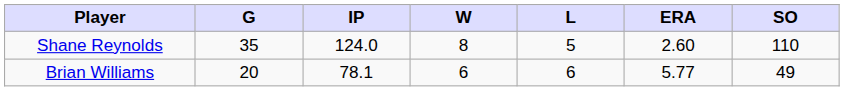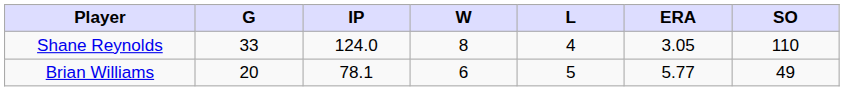(249, 45) 35 -> (249, 45) 33
(571, 45) 5 -> (571, 45) 4
(678, 45) 2.60 -> (678, 45) 3.05
(571, 72) 6 -> (571, 72) 5
